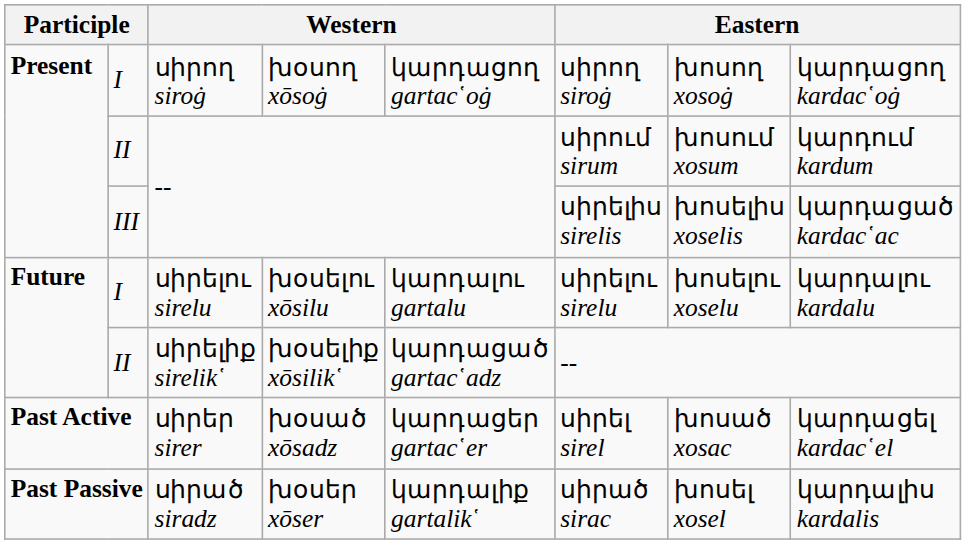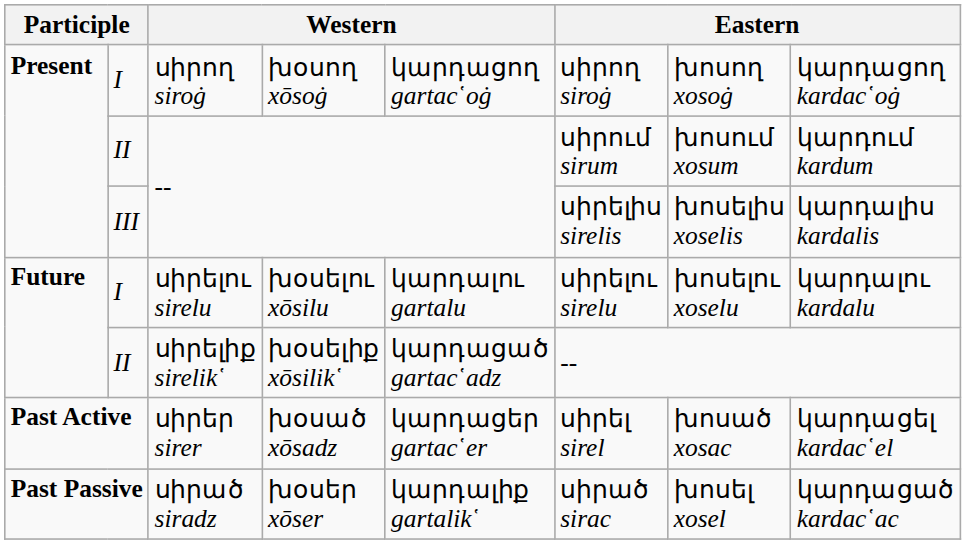(875, 222) կարդացած kardac῾ac -> (866, 222) կարդալիս kardalis
(866, 504) կարդալիս kardalis -> (875, 504) կարդացած kardac῾ac
